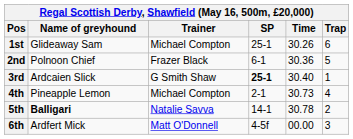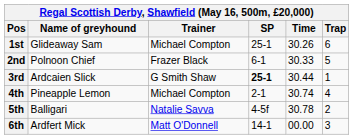(301, 61) 30.36 -> (301, 61) 30.33
(301, 77) 30.40 -> (301, 77) 30.44
(301, 93) 30.73 -> (301, 93) 30.74
(51, 110) bold -> (49, 110) normal
(261, 110) 14-1 -> (260, 110) 4-5f
(260, 126) 4-5f -> (261, 126) 14-1
